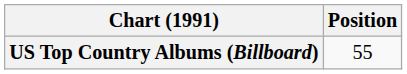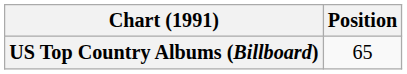(363, 52) 55 -> (363, 52) 65
